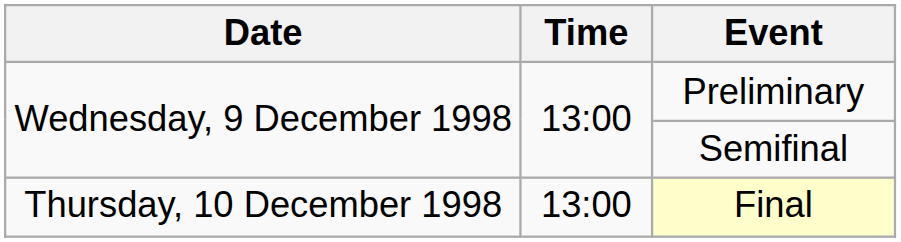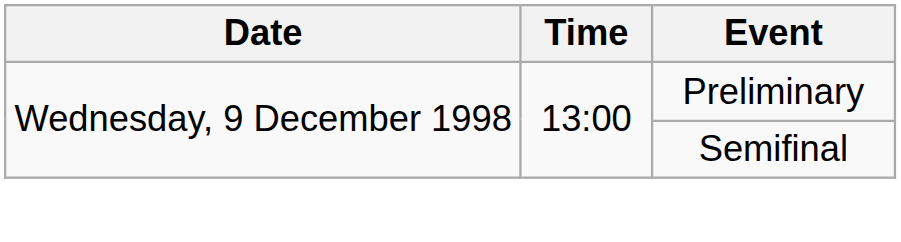- row: (773, 206)
